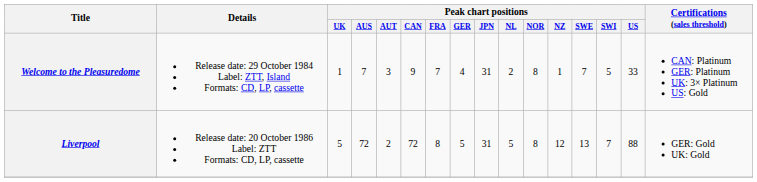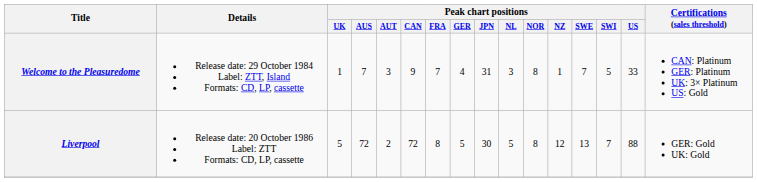(511, 71) 2 -> (511, 71) 3
(487, 144) 31 -> (487, 144) 30
